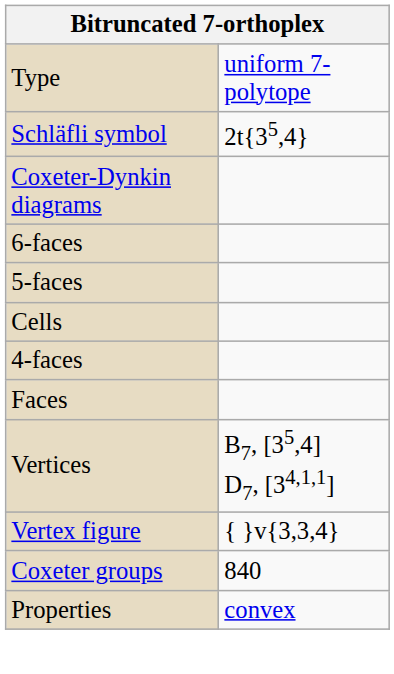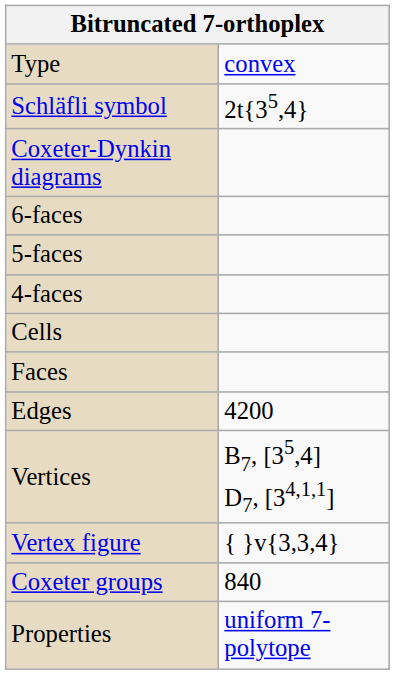(277, 77) uniform 7-polytope -> (260, 63) convex
rows swapped: (47, 360) <-> (37, 321)
+ row: (41, 410)
(260, 609) convex -> (277, 634) uniform 7-polytope
